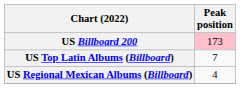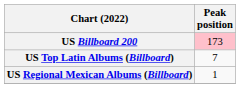(215, 74) 4 -> (215, 74) 1
